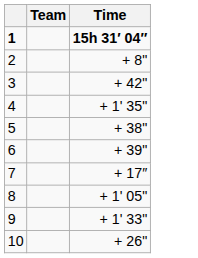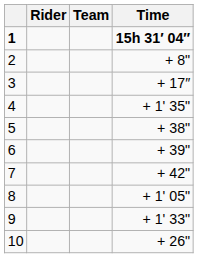+ column: (48, 15)
(131, 83) + 42" -> (174, 83) + 17″
(131, 173) + 17″ -> (174, 173) + 42"
